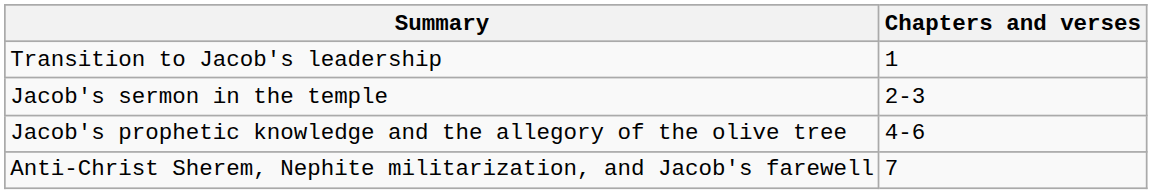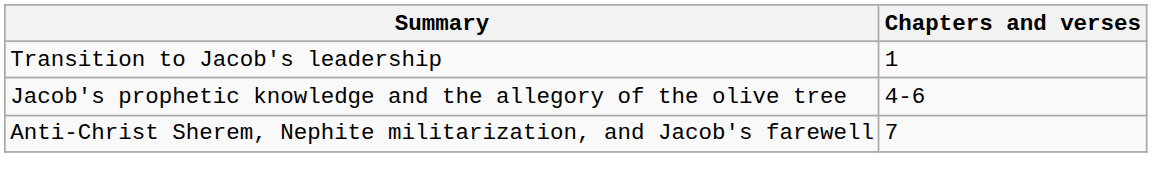- row: (199, 97)
